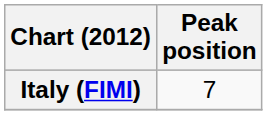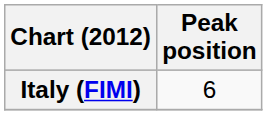(209, 89) 7 -> (209, 89) 6
